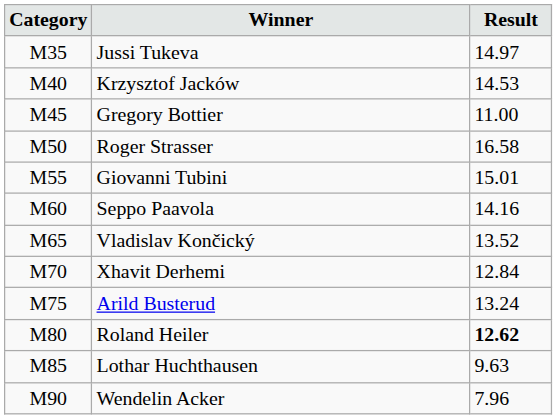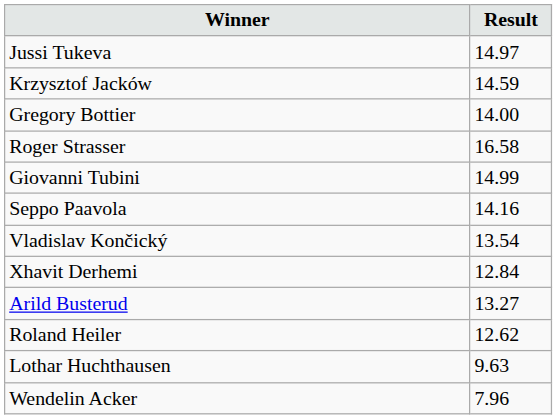- column: (48, 20)
(497, 83) 14.53 -> (497, 83) 14.59
(496, 114) 11.00 -> (497, 114) 14.00
(497, 177) 15.01 -> (497, 177) 14.99
(497, 240) 13.52 -> (497, 240) 13.54
(497, 303) 13.24 -> (497, 303) 13.27
(497, 334) bold -> (497, 334) normal
